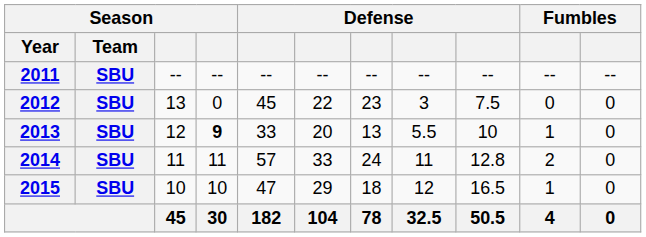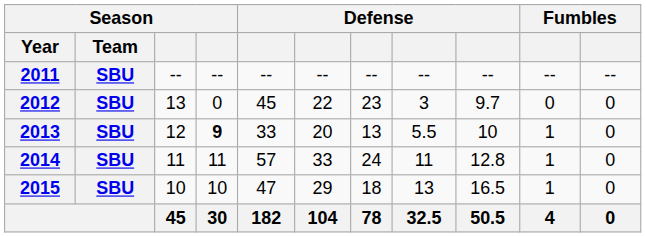(488, 103) 7.5 -> (488, 103) 9.7
(550, 160) 2 -> (550, 160) 1
(424, 189) 12 -> (424, 189) 13
